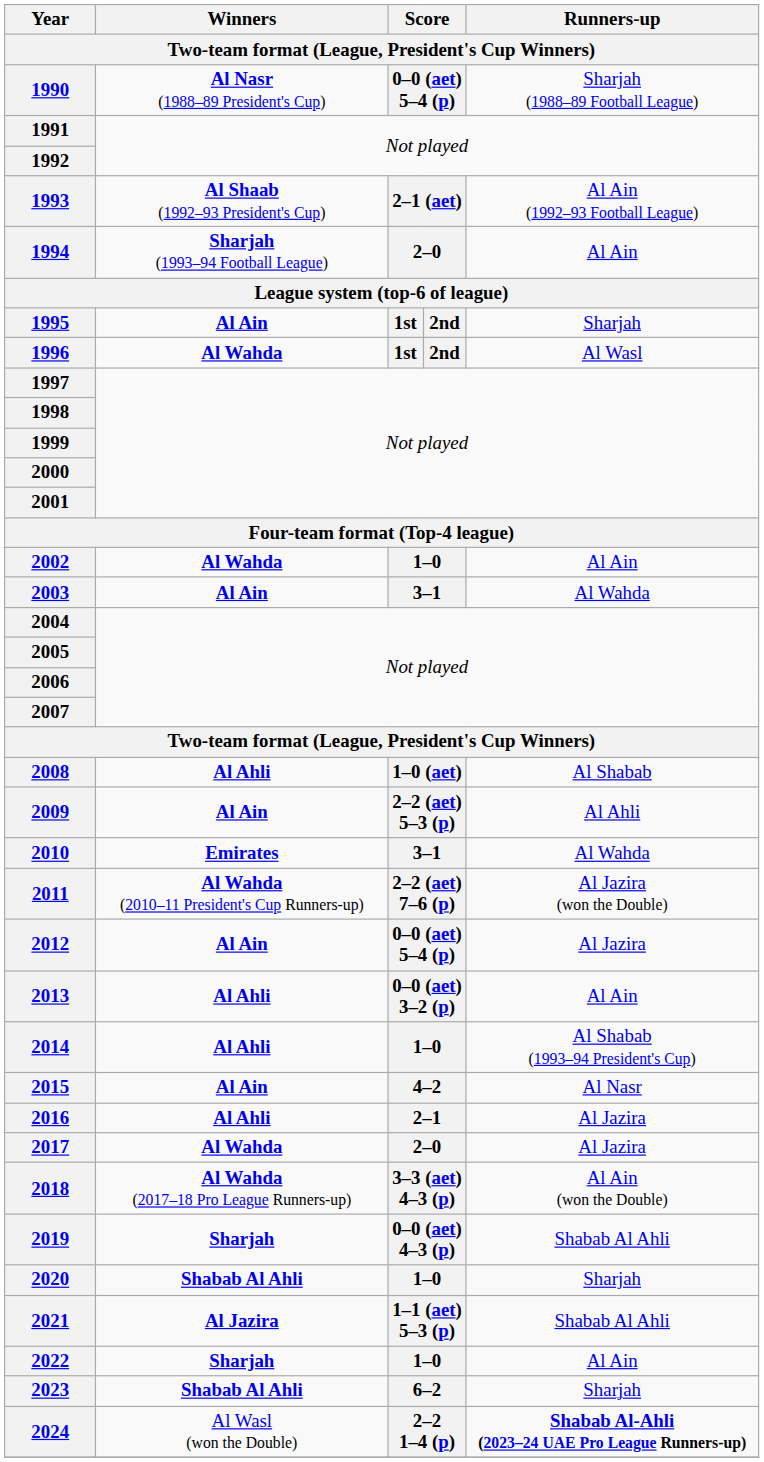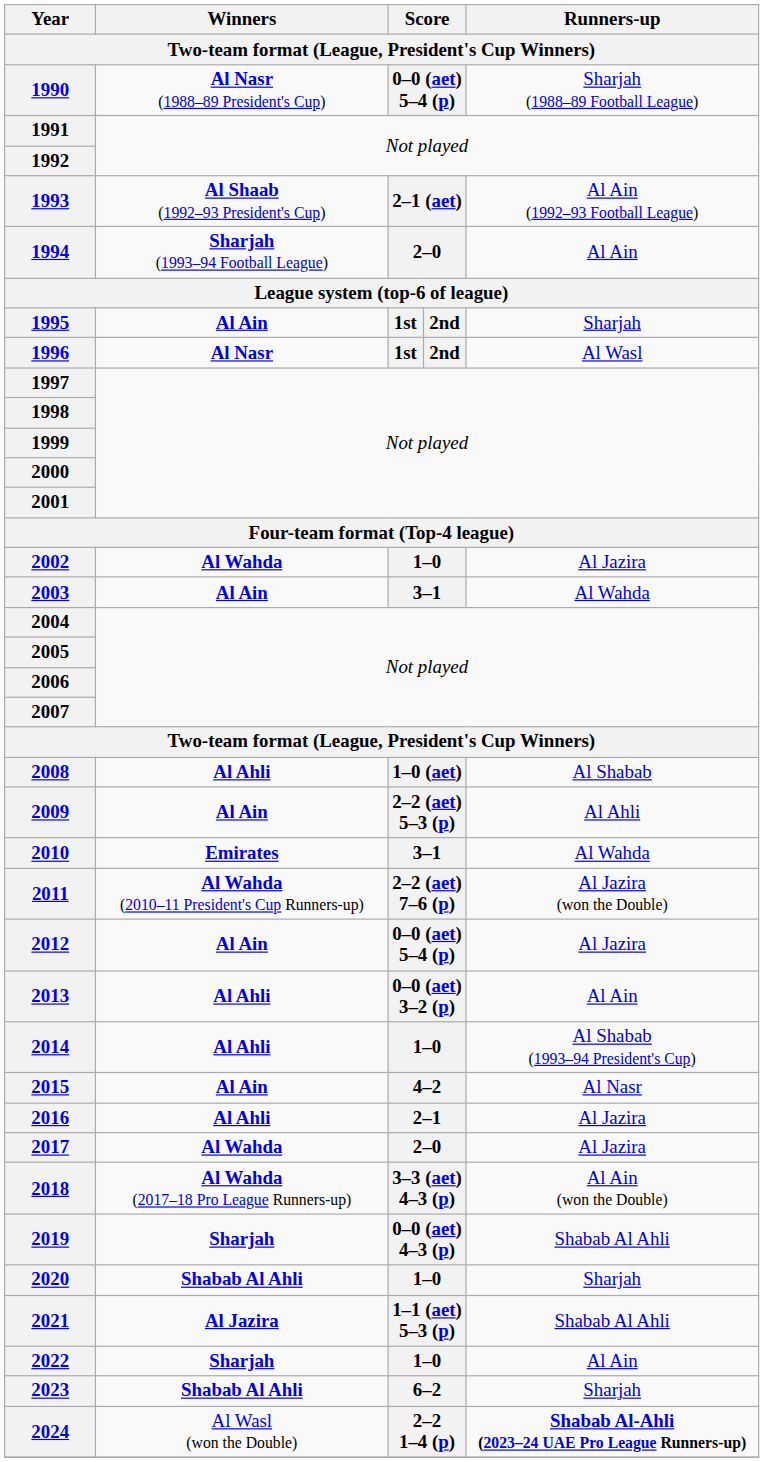(242, 352) Al Wahda -> (242, 352) Al Nasr
(612, 562) Al Ain -> (612, 562) Al Jazira
